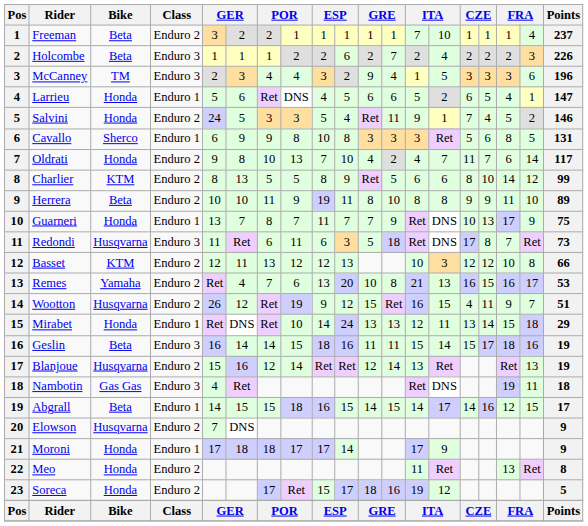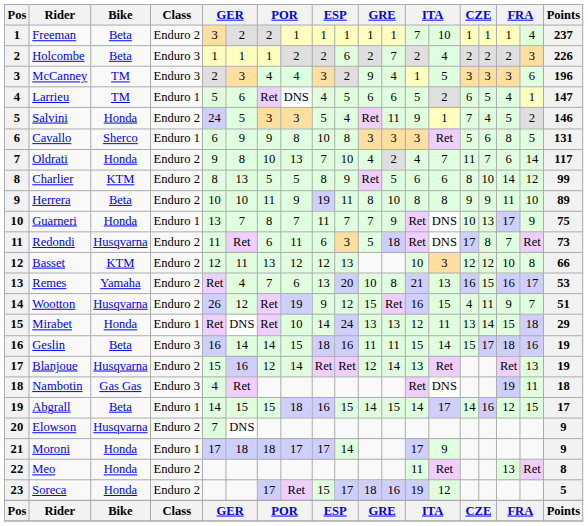(120, 97) Honda -> (120, 97) TM
(177, 242) Enduro 3 -> (177, 242) Enduro 2
